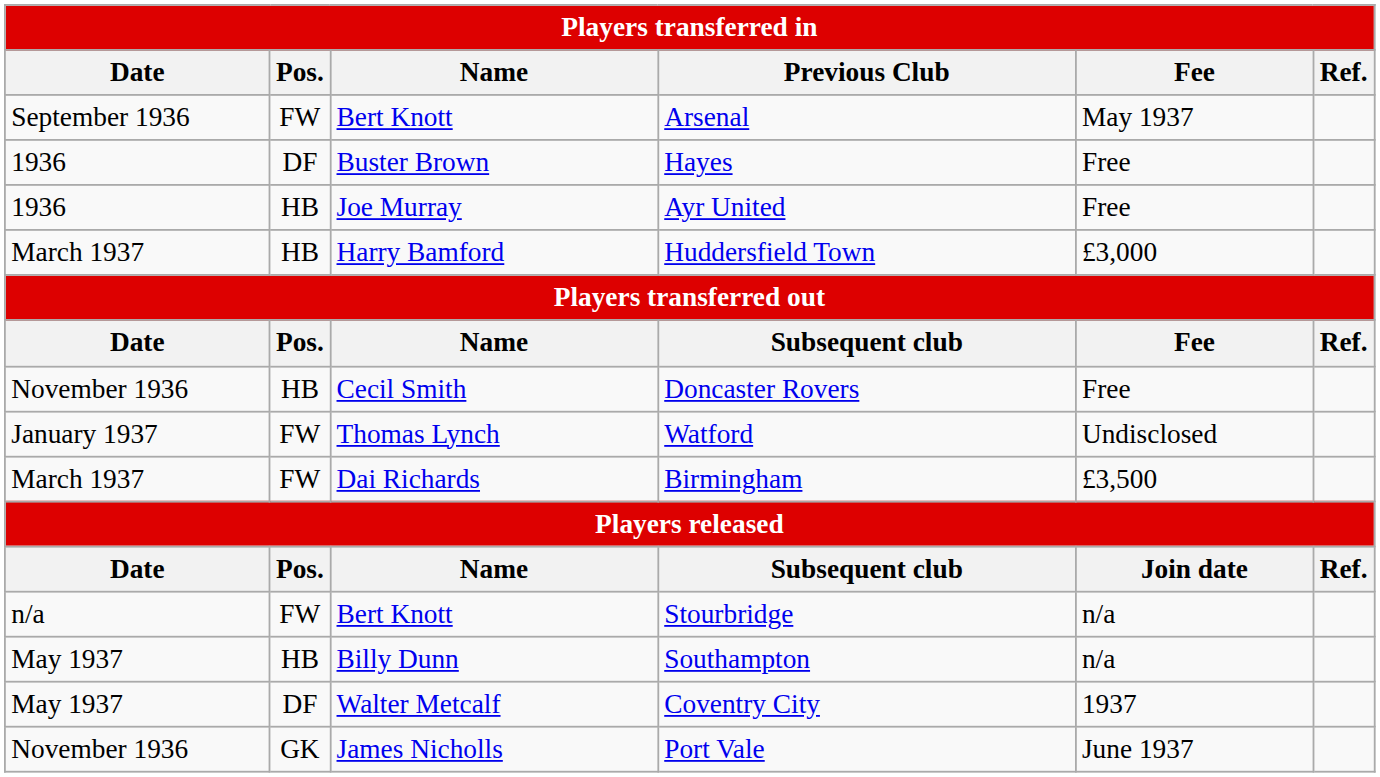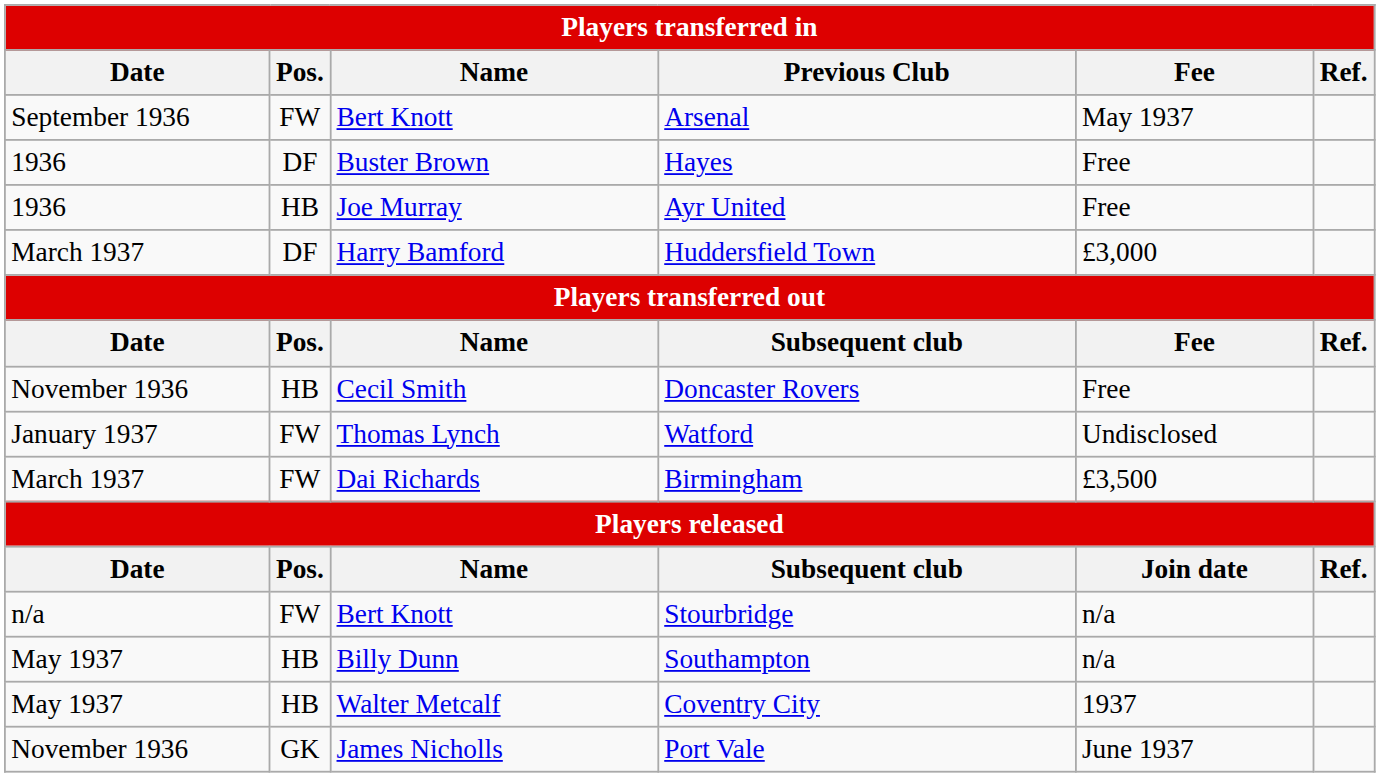(300, 252) HB -> (300, 252) DF
(300, 703) DF -> (300, 703) HB
